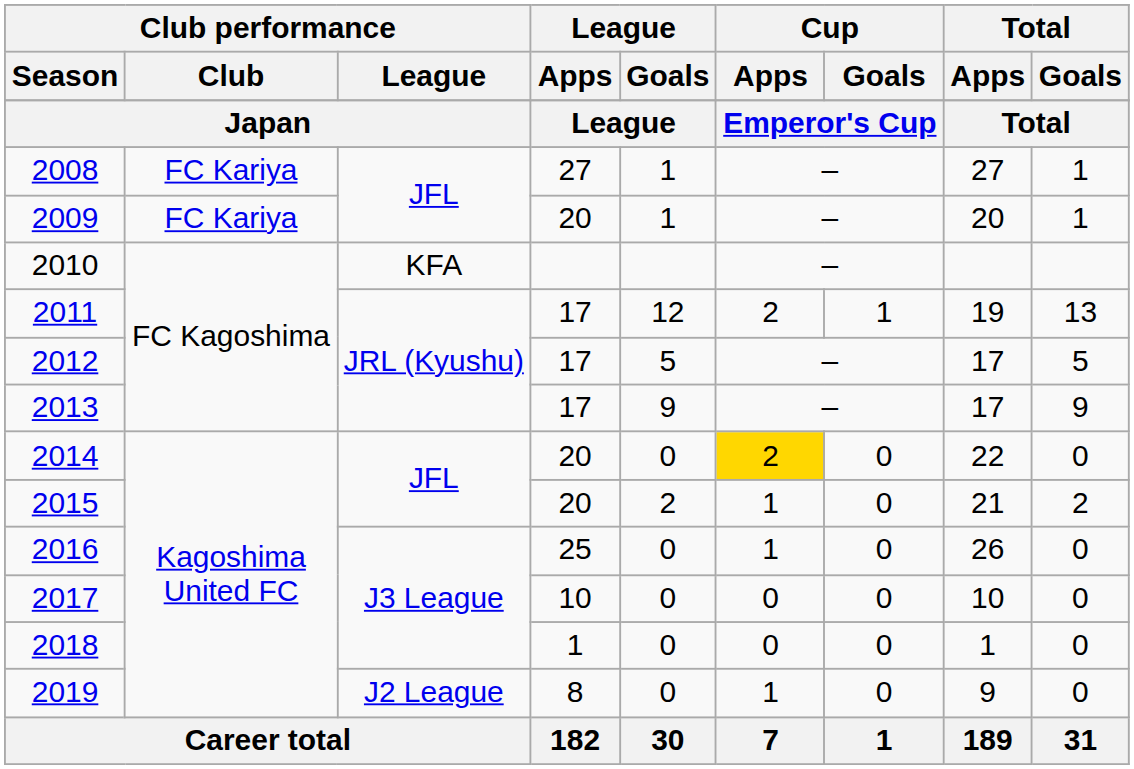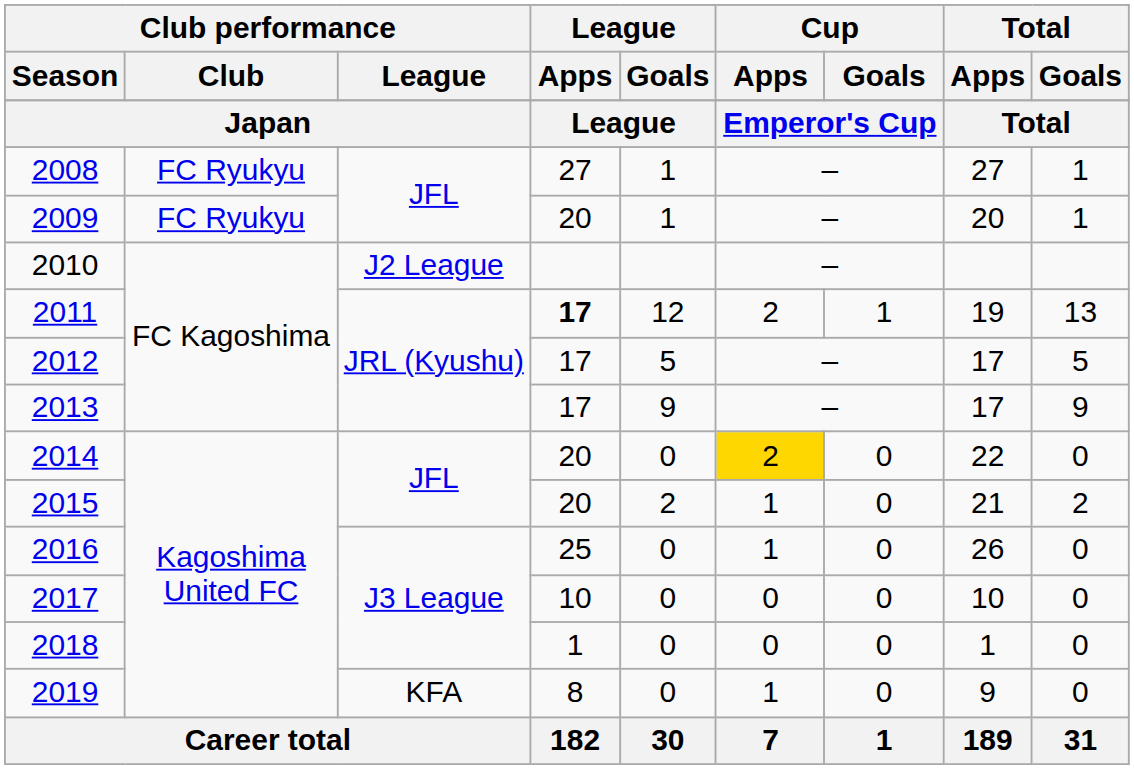(231, 170) FC Kariya -> (231, 170) FC Ryukyu
(231, 218) FC Kariya -> (231, 218) FC Ryukyu
(434, 265) KFA -> (434, 265) J2 League
(575, 312) normal -> (575, 312) bold
(434, 692) J2 League -> (434, 692) KFA
